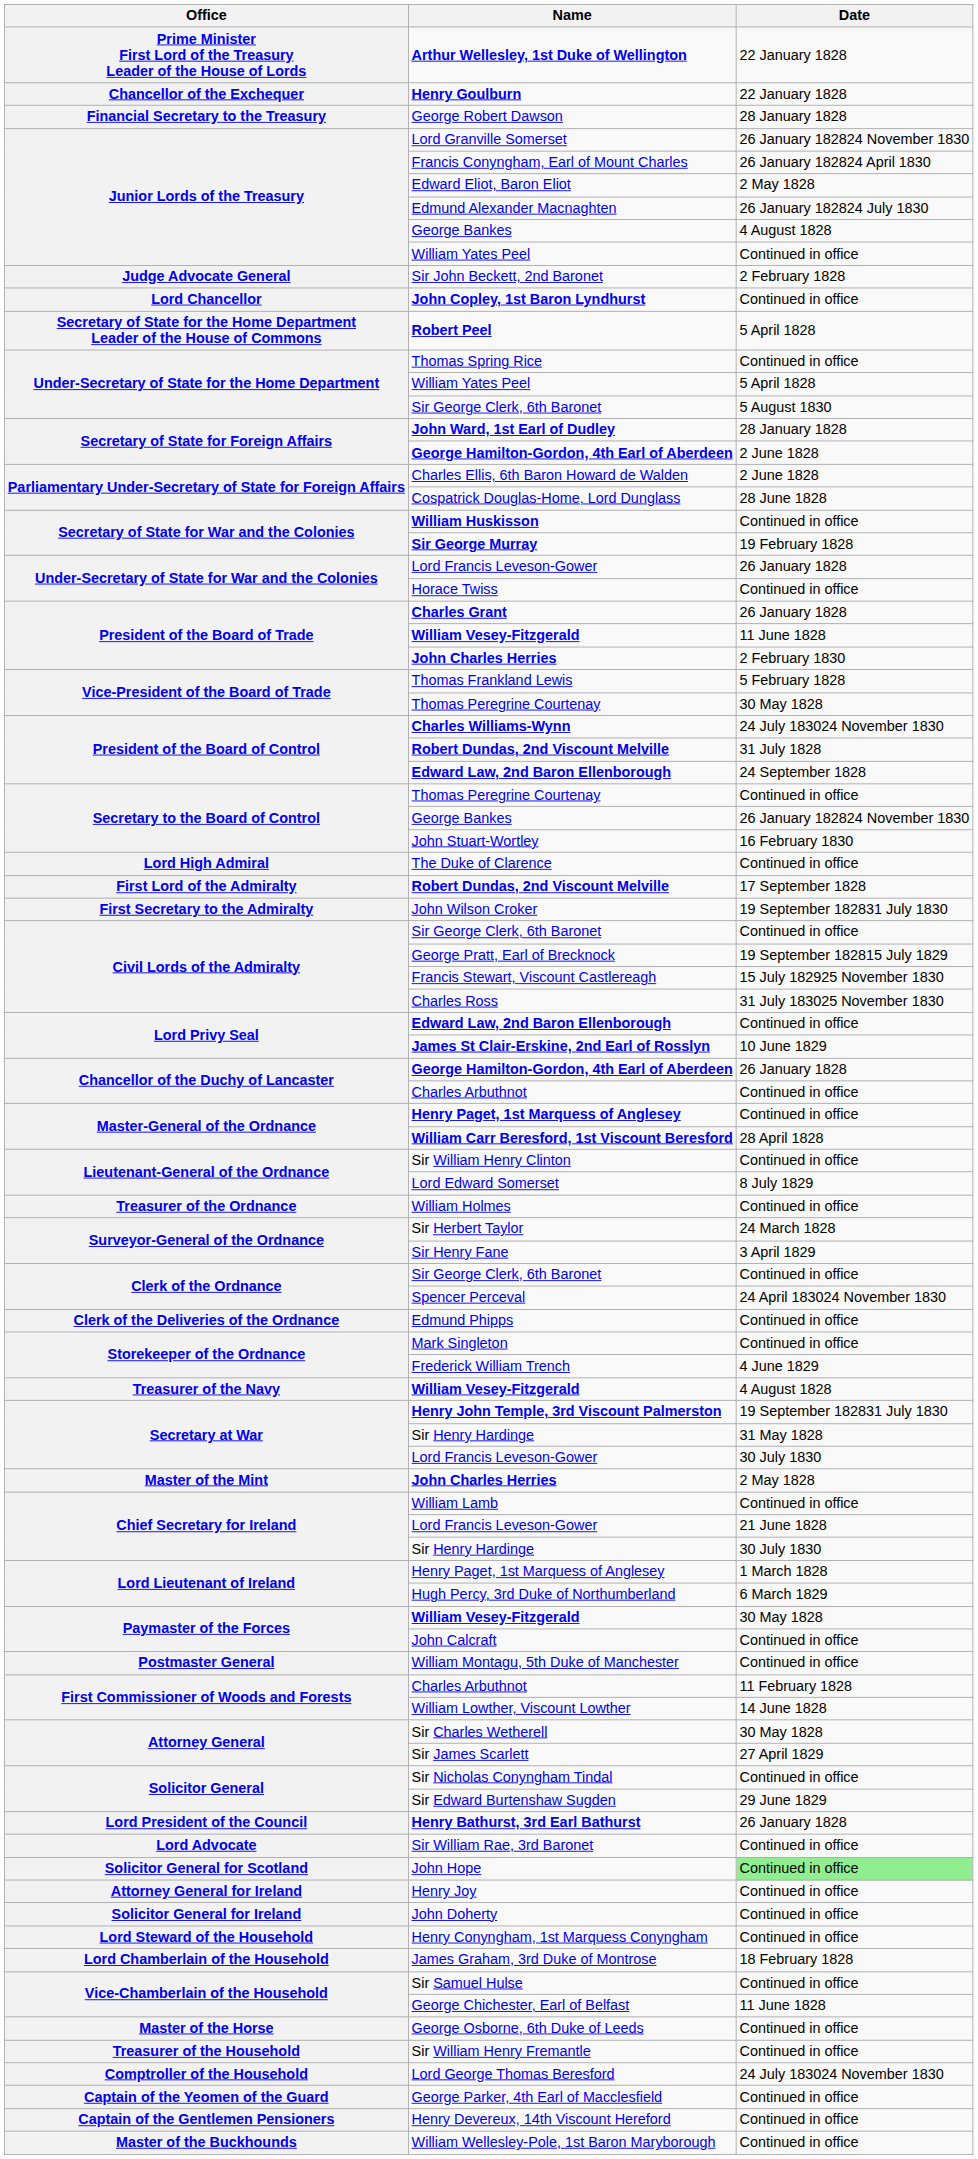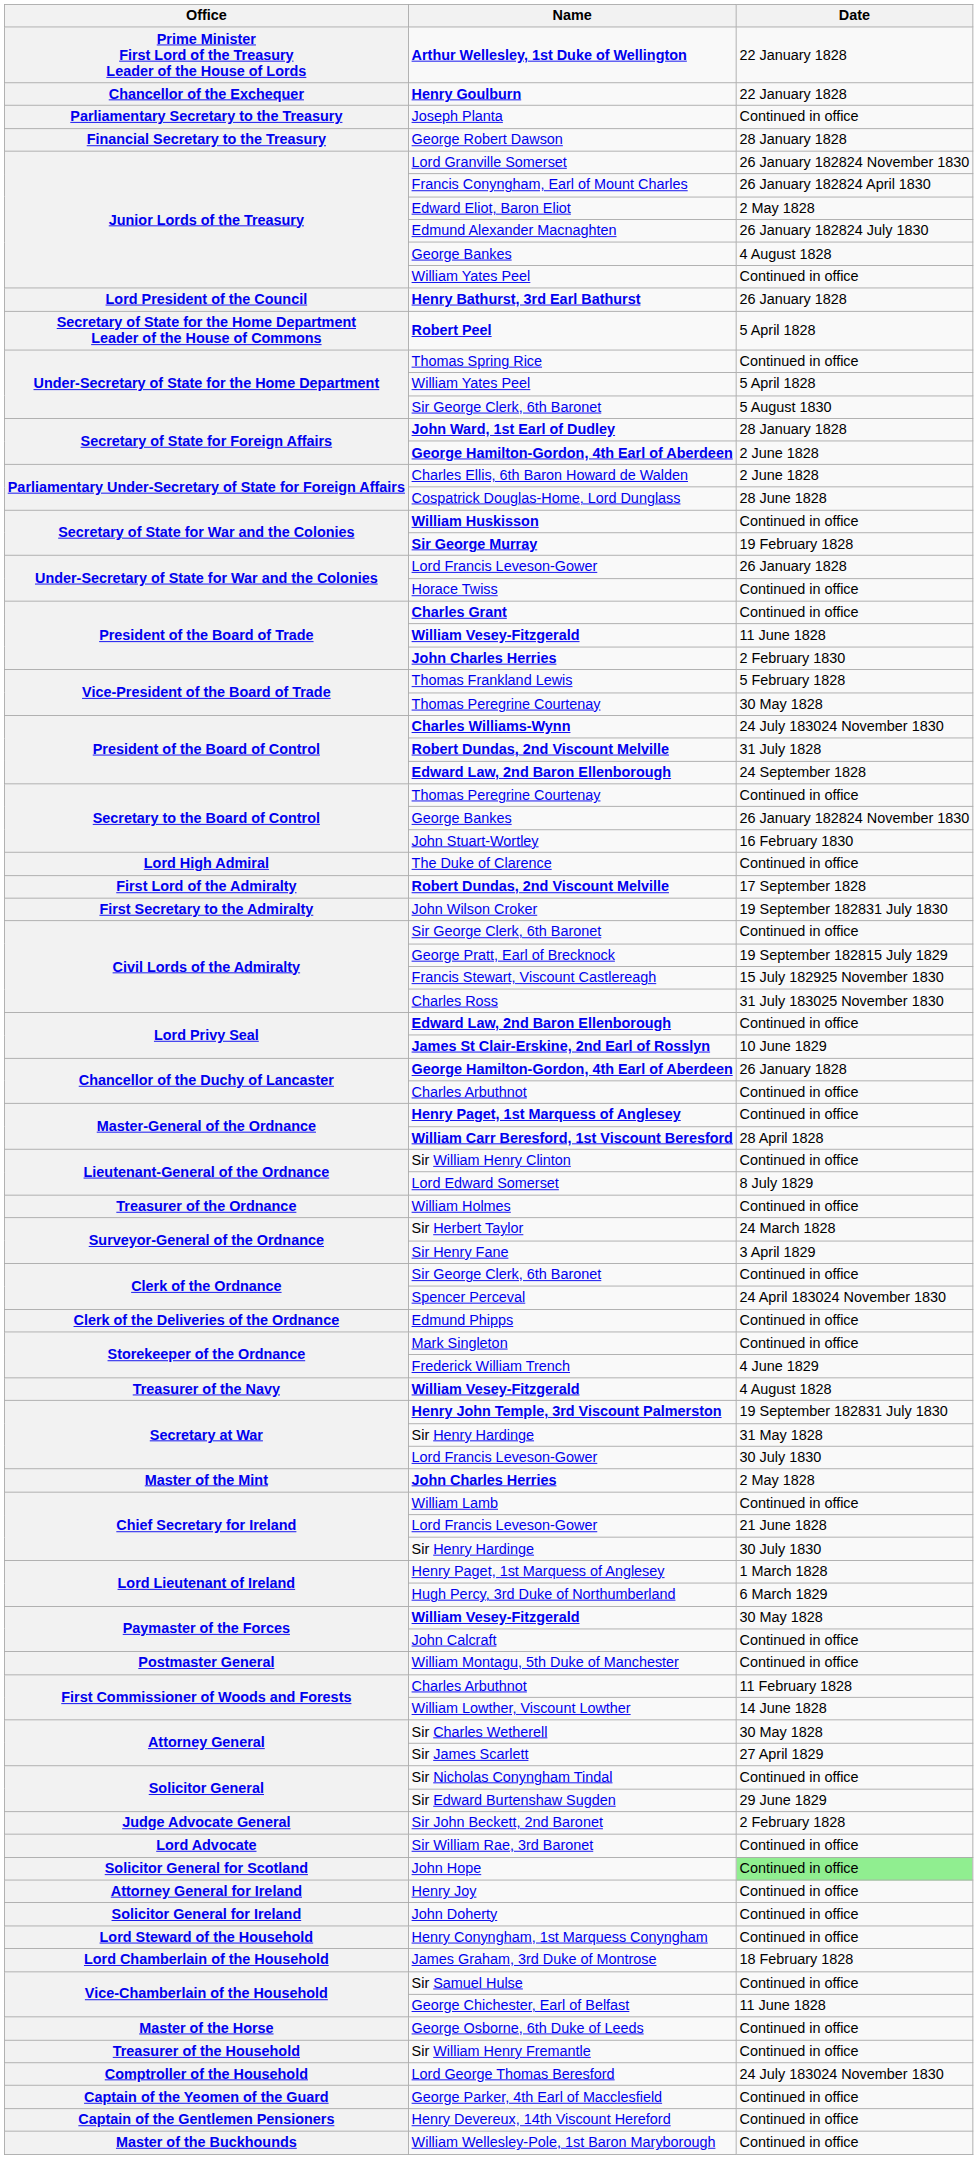+ row: (206, 116)
rows swapped: (206, 1823) <-> (206, 276)
- row: (206, 299)
(793, 612) 26 January 1828 -> (799, 612) Continued in office
